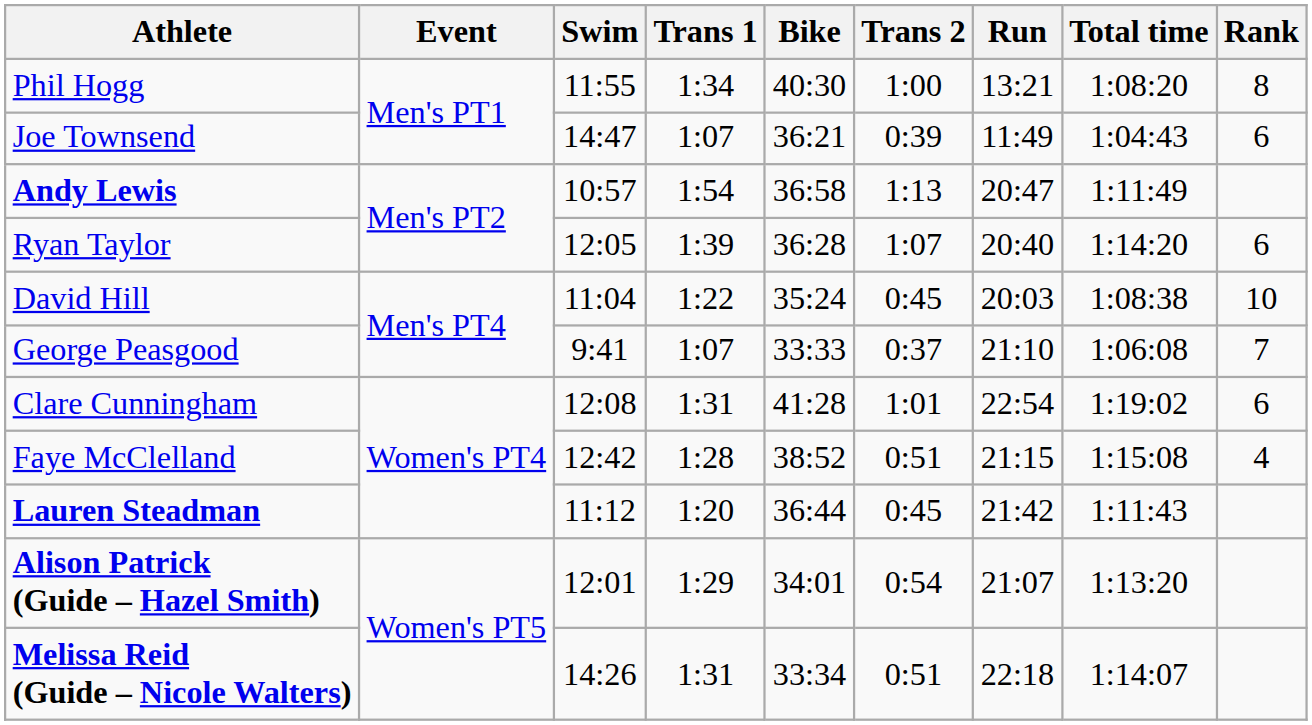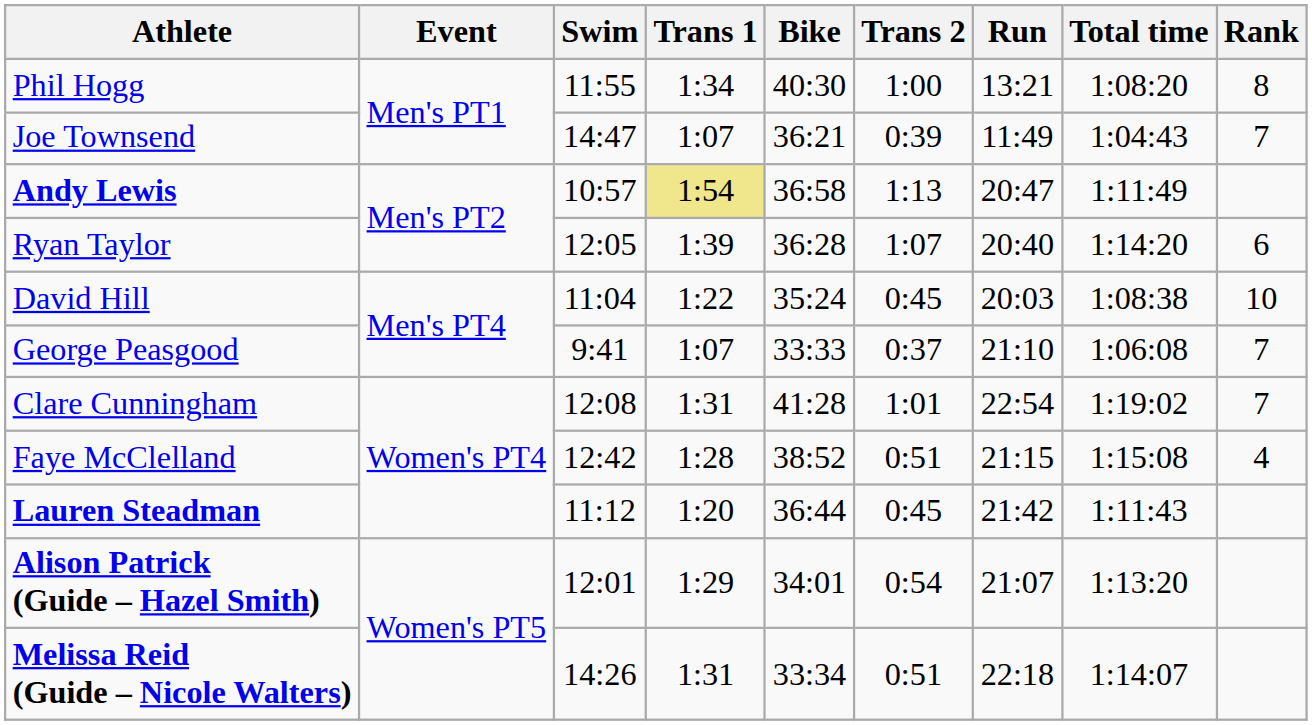(1261, 137) 6 -> (1261, 137) 7
(706, 191) no background -> (706, 191) khaki background
(1261, 403) 6 -> (1261, 403) 7
